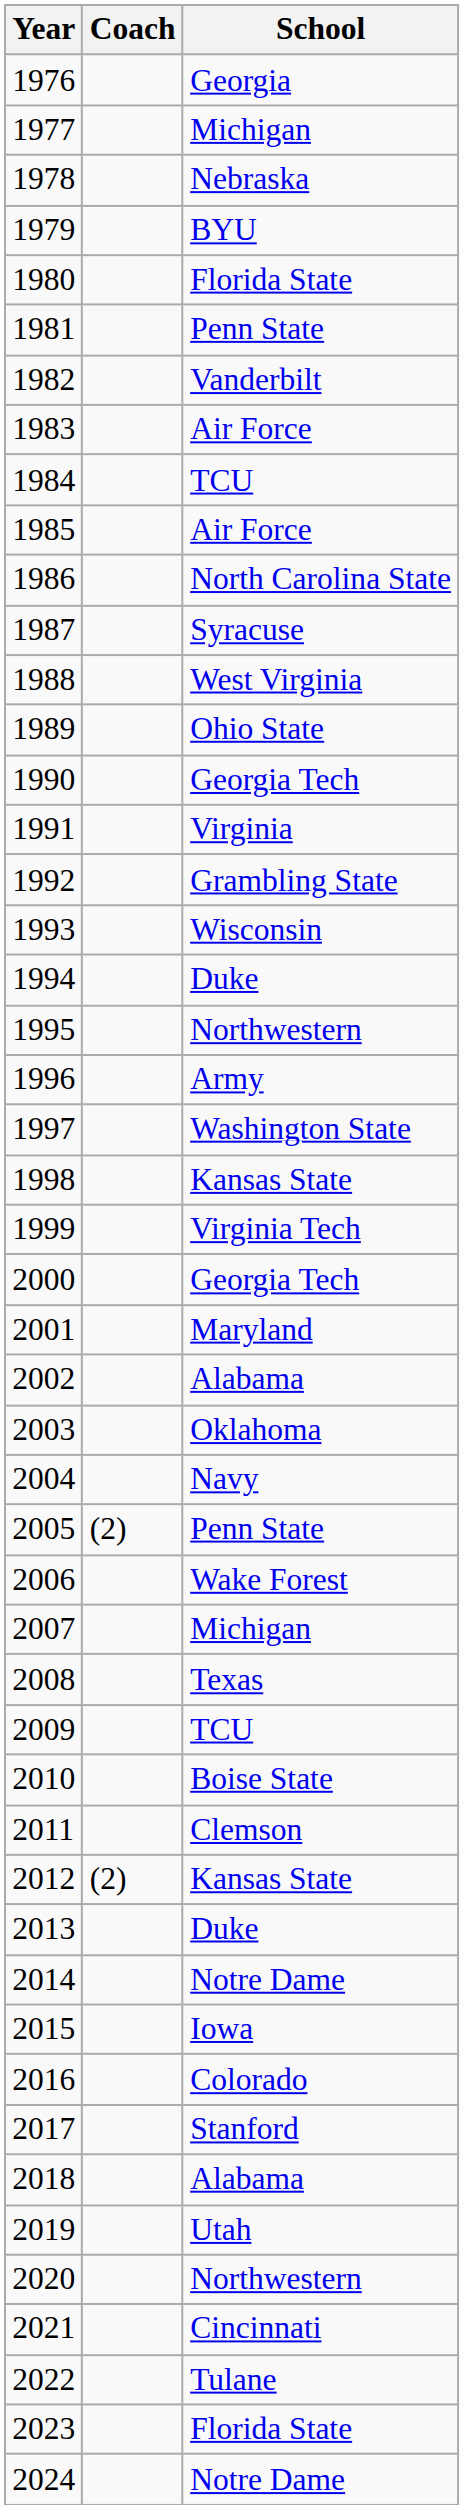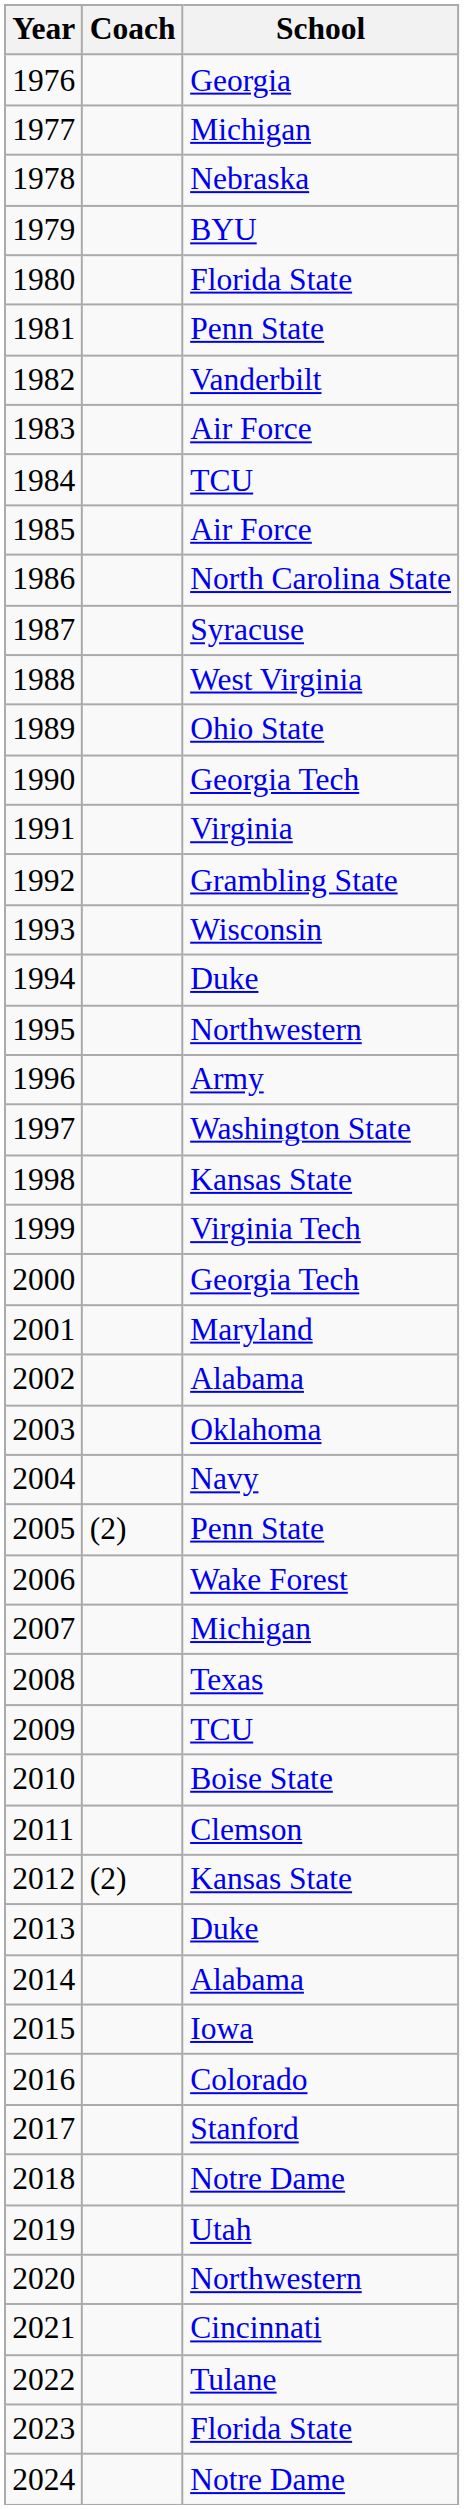(268, 1979) Notre Dame -> (247, 1979) Alabama
(247, 2179) Alabama -> (268, 2179) Notre Dame
